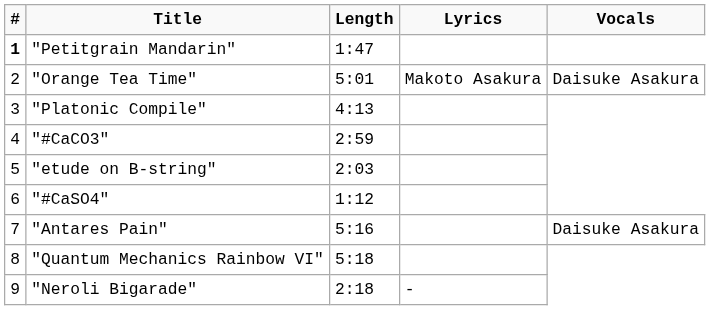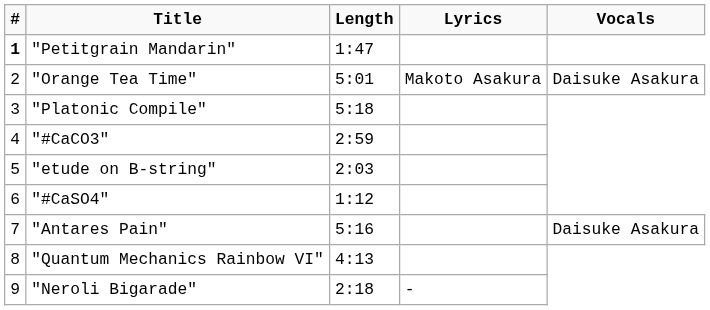(355, 110) 4:13 -> (355, 110) 5:18
(355, 260) 5:18 -> (355, 260) 4:13
